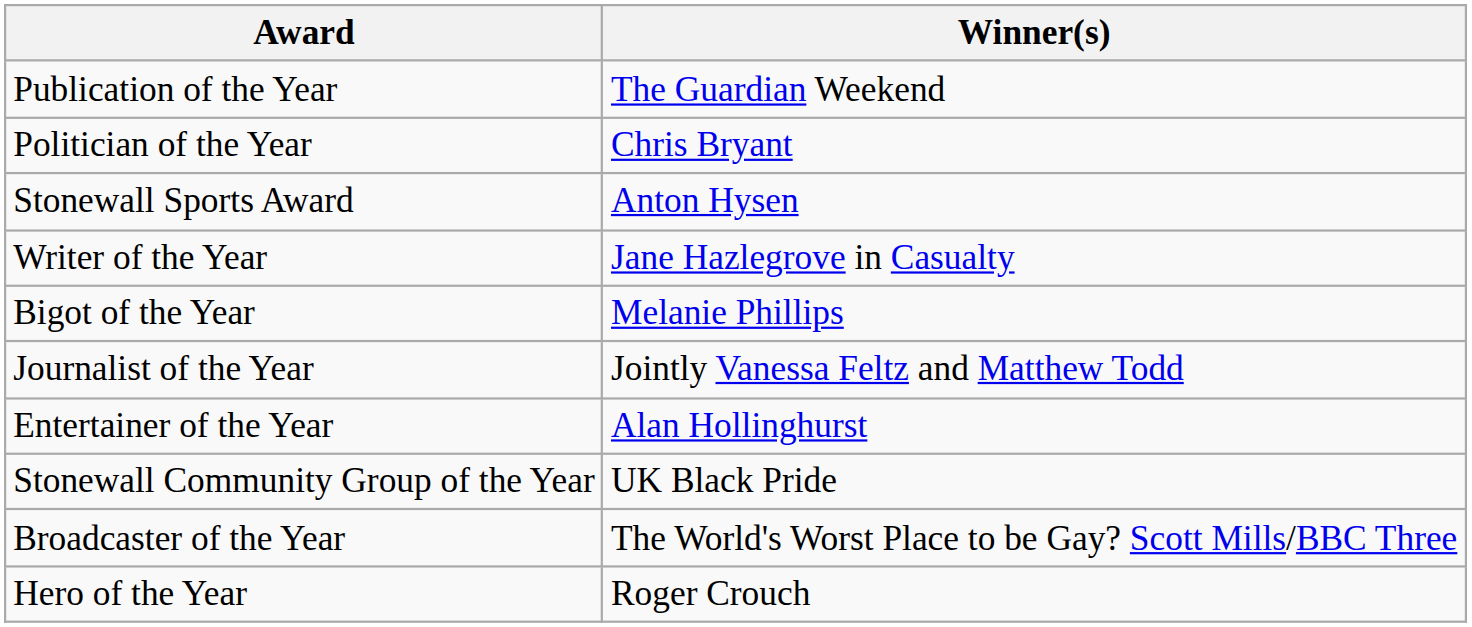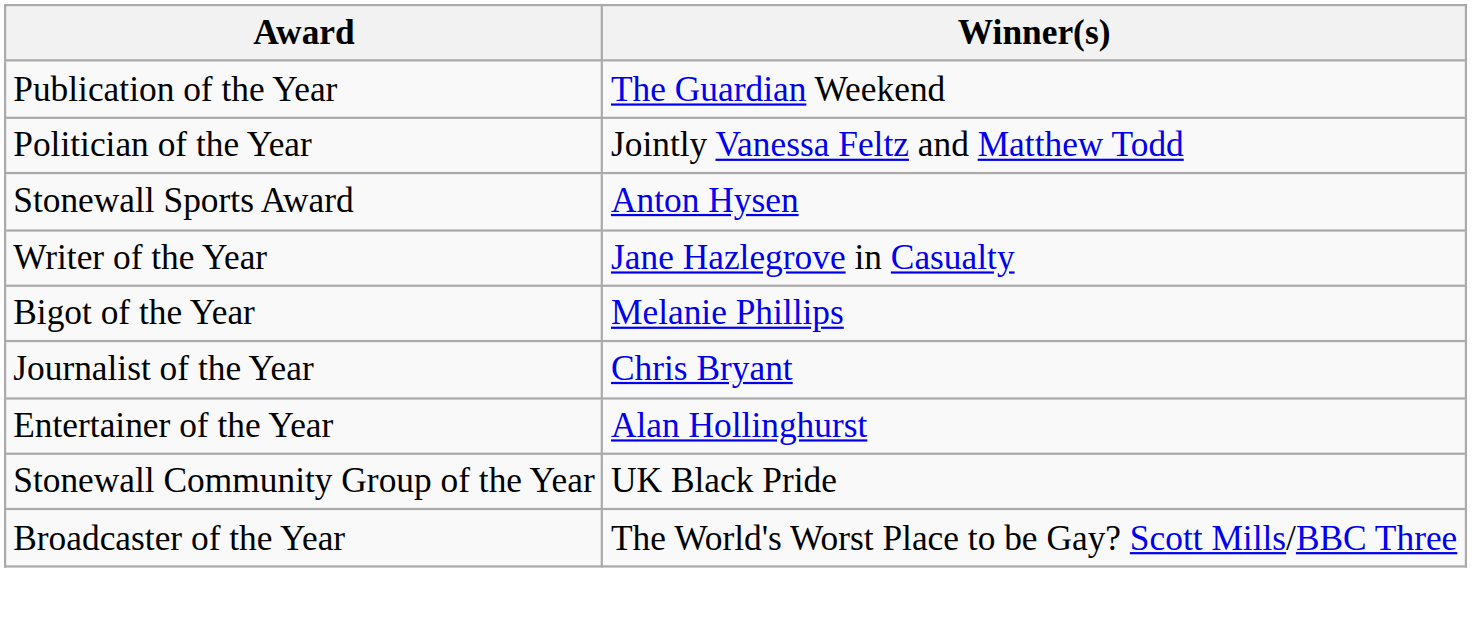(702, 144) Chris Bryant -> (897, 144) Jointly Vanessa Feltz and Matthew Todd
(897, 369) Jointly Vanessa Feltz and Matthew Todd -> (702, 369) Chris Bryant
- row: (130, 593)
